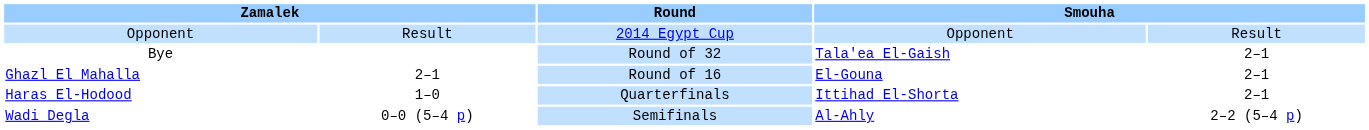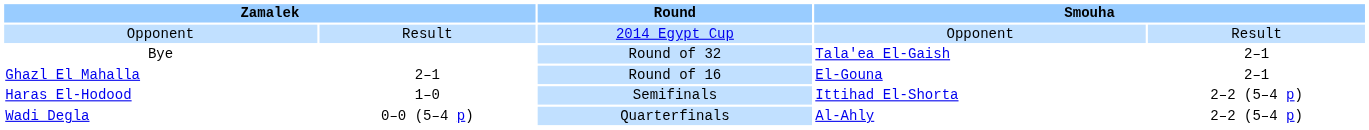(675, 95) Quarterfinals -> (675, 95) Semifinals
(1257, 95) 2–1 -> (1257, 95) 2–2 (5–4 p)
(675, 116) Semifinals -> (675, 116) Quarterfinals
